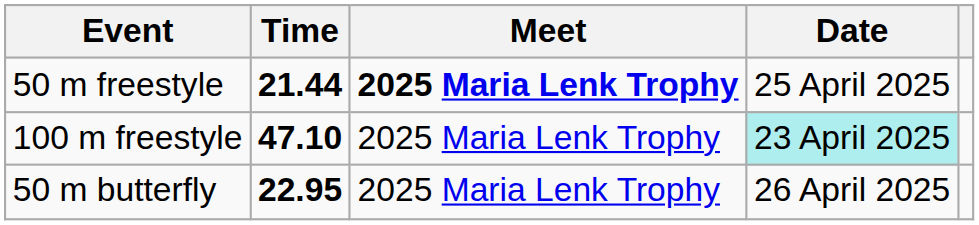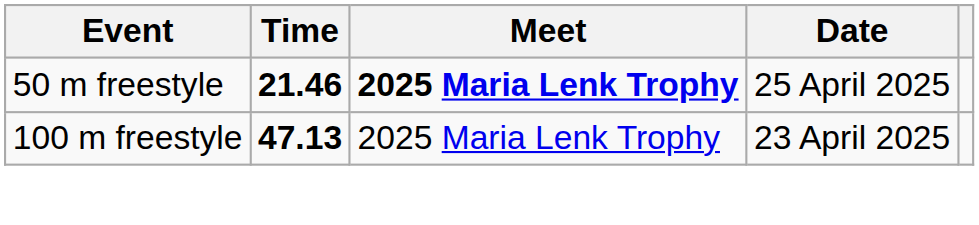(300, 84) 21.44 -> (300, 84) 21.46
(300, 137) 47.10 -> (300, 137) 47.13
(852, 137) paleturquoise background -> (852, 137) no background
- row: (115, 191)
